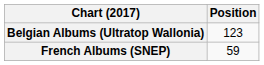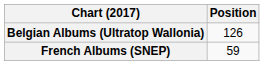(233, 32) 123 -> (233, 32) 126
